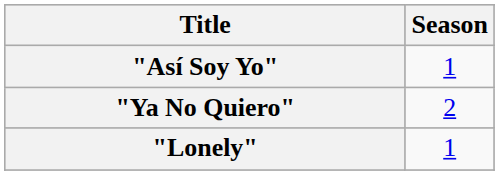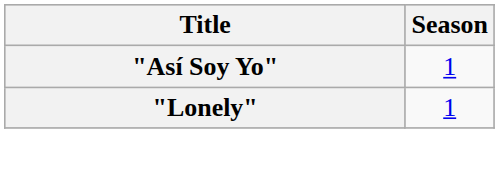- row: (205, 107)
